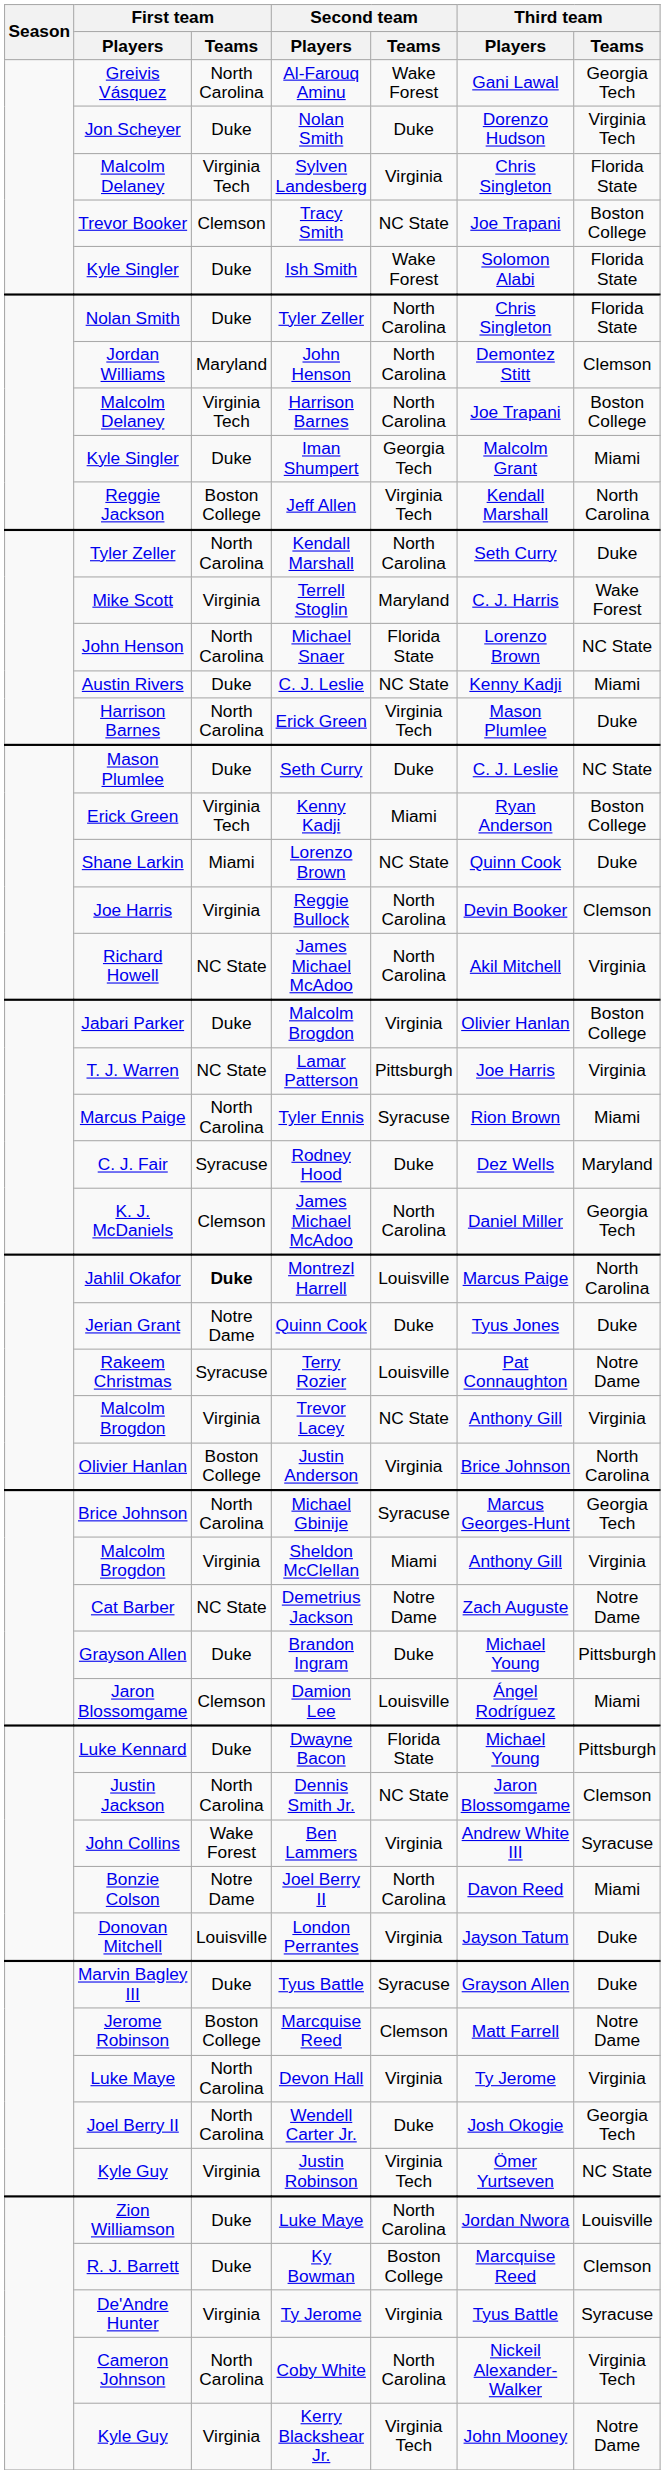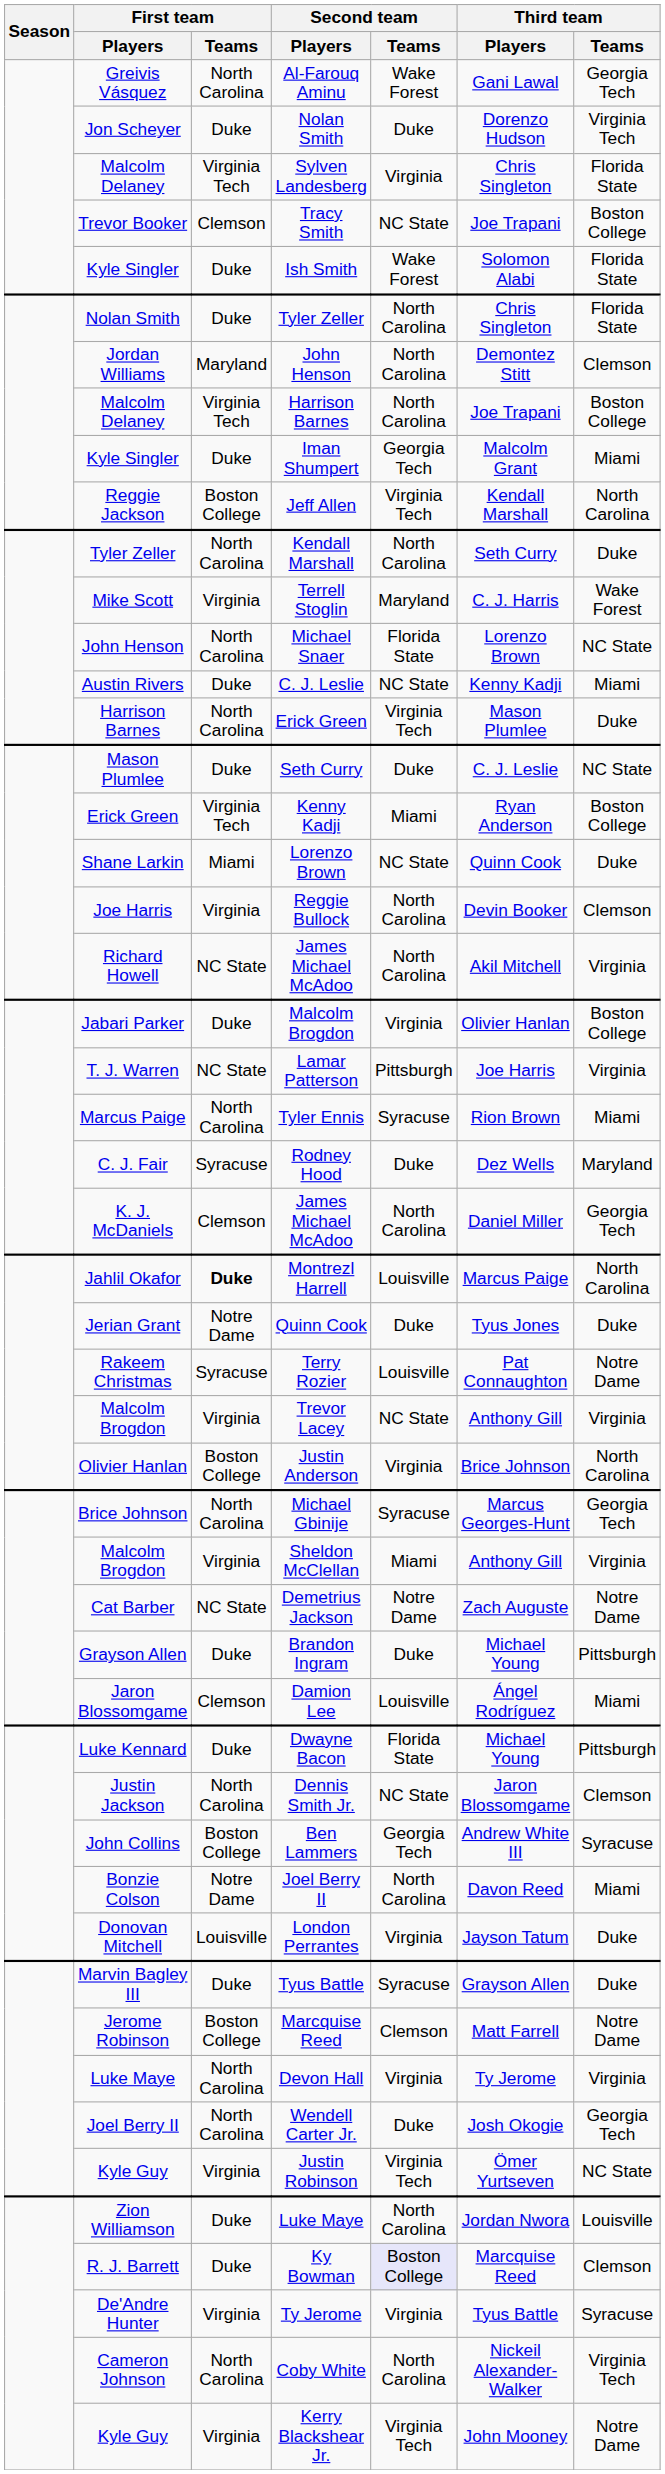(232, 1842) Wake Forest -> (232, 1842) Boston College
(414, 1842) Virginia -> (414, 1842) Georgia Tech
(414, 2266) no background -> (414, 2266) lavender background
